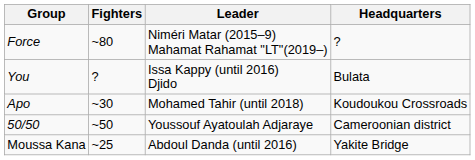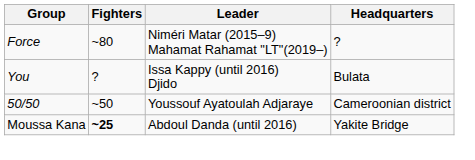- row: (19, 104)
(102, 144) normal -> (102, 124) bold
